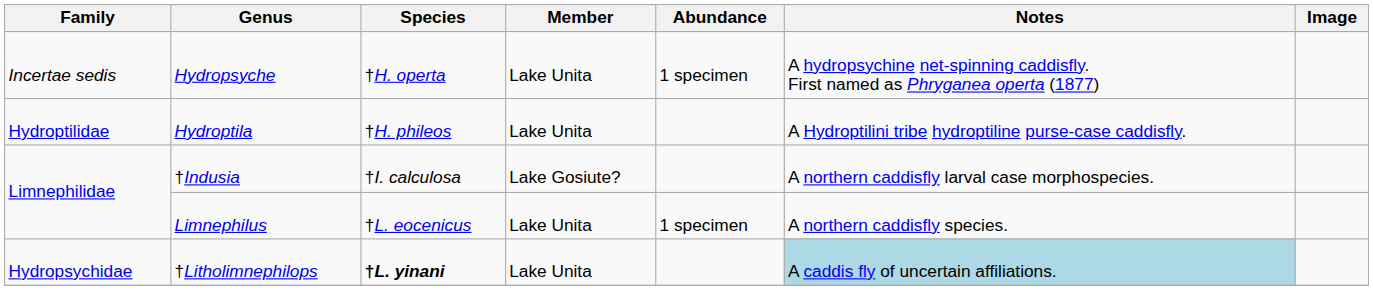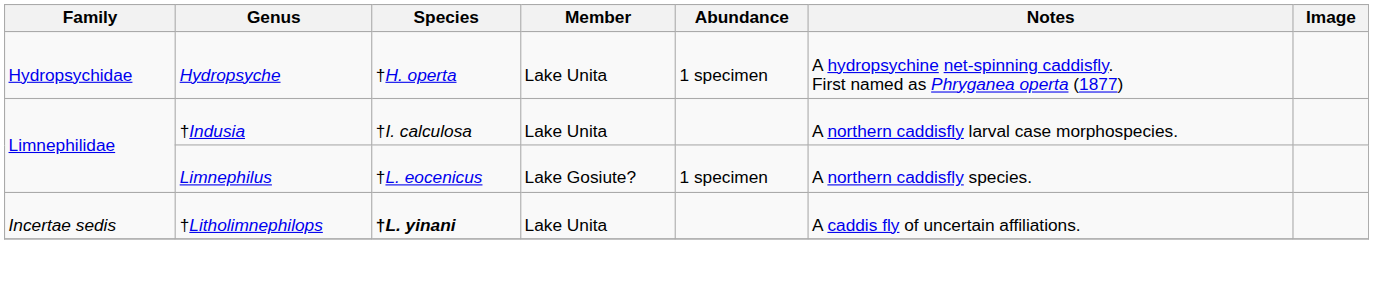(62, 74) Incertae sedis -> (70, 74) Hydropsychidae
- row: (213, 131)
(565, 178) Lake Gosiute? -> (566, 131) Lake Unita
(550, 225) Lake Unita -> (580, 178) Lake Gosiute?
(70, 271) Hydropsychidae -> (62, 225) Incertae sedis
(922, 271) lightblue background -> (946, 225) no background
